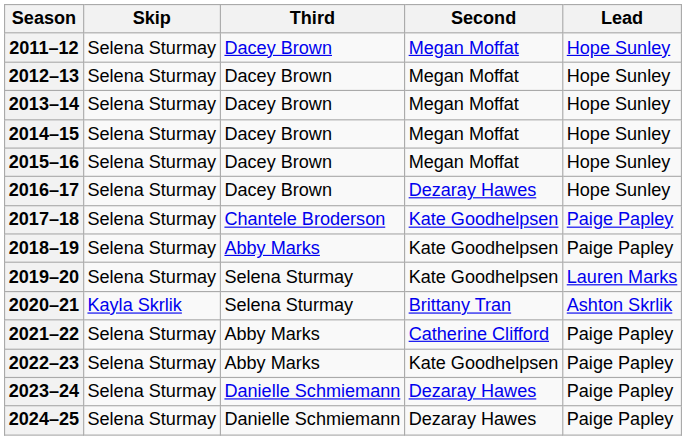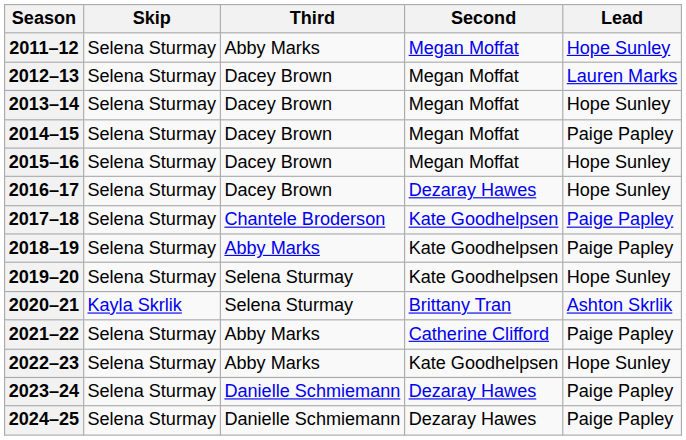(278, 47) Dacey Brown -> (272, 47) Abby Marks
(619, 76) Hope Sunley -> (622, 76) Lauren Marks
(619, 133) Hope Sunley -> (620, 133) Paige Papley
(622, 276) Lauren Marks -> (619, 276) Hope Sunley
(620, 362) Paige Papley -> (619, 362) Hope Sunley
